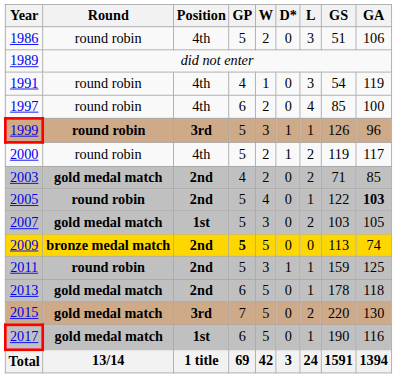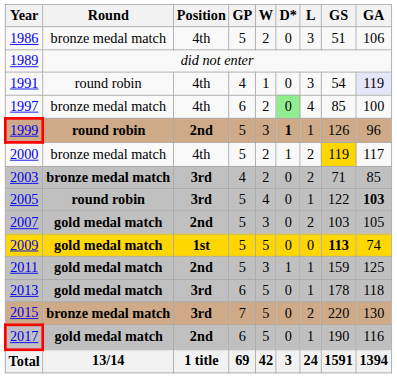(108, 38) round robin -> (108, 38) bronze medal match
(374, 83) no background -> (374, 83) lavender background
(108, 106) round robin -> (108, 106) bronze medal match
(288, 106) no background -> (288, 106) lightgreen background
(201, 130) 3rd -> (201, 130) 2nd
(288, 130) normal -> (288, 130) bold
(108, 154) round robin -> (108, 154) bronze medal match
(339, 154) no background -> (339, 154) gold background
(108, 177) gold medal match -> (108, 177) bronze medal match
(201, 177) 2nd -> (201, 177) 3rd
(201, 200) 2nd -> (201, 200) 3rd
(201, 222) 1st -> (201, 222) 2nd
(108, 245) bronze medal match -> (108, 245) gold medal match
(201, 245) 2nd -> (201, 245) 1st
(242, 245) bold -> (242, 245) normal
(339, 245) normal -> (339, 245) bold
(108, 267) round robin -> (108, 267) gold medal match
(201, 290) 2nd -> (201, 290) 3rd
(108, 313) gold medal match -> (108, 313) bronze medal match
(201, 337) 1st -> (201, 337) 2nd
